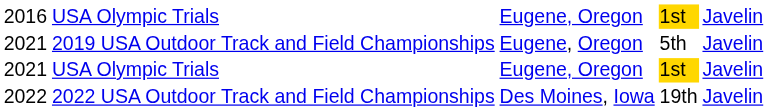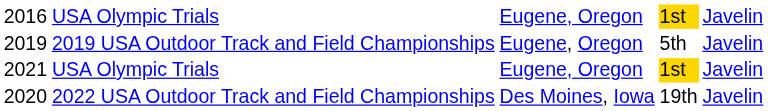(25, 43) 2021 -> (25, 43) 2019
(25, 97) 2022 -> (25, 97) 2020
